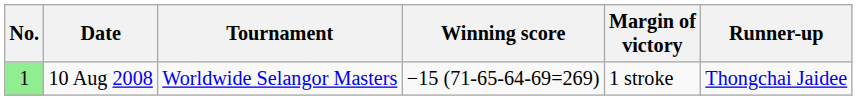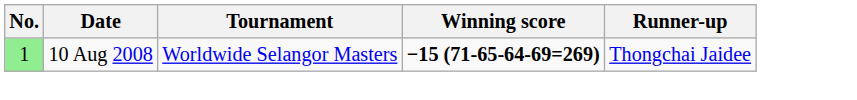- column: (652, 33)
(503, 78) normal -> (503, 54) bold
